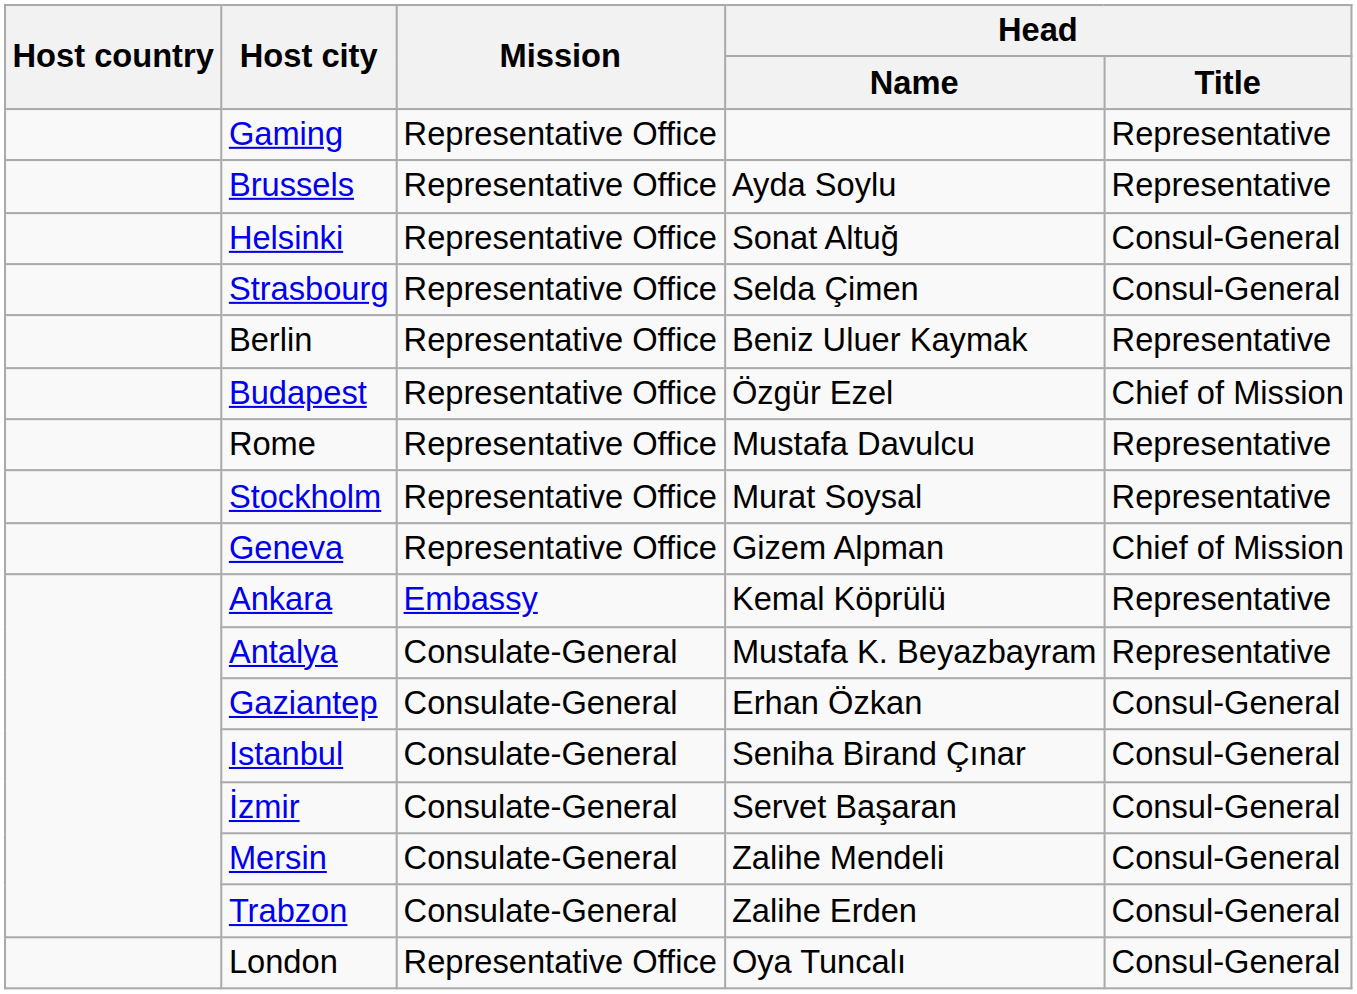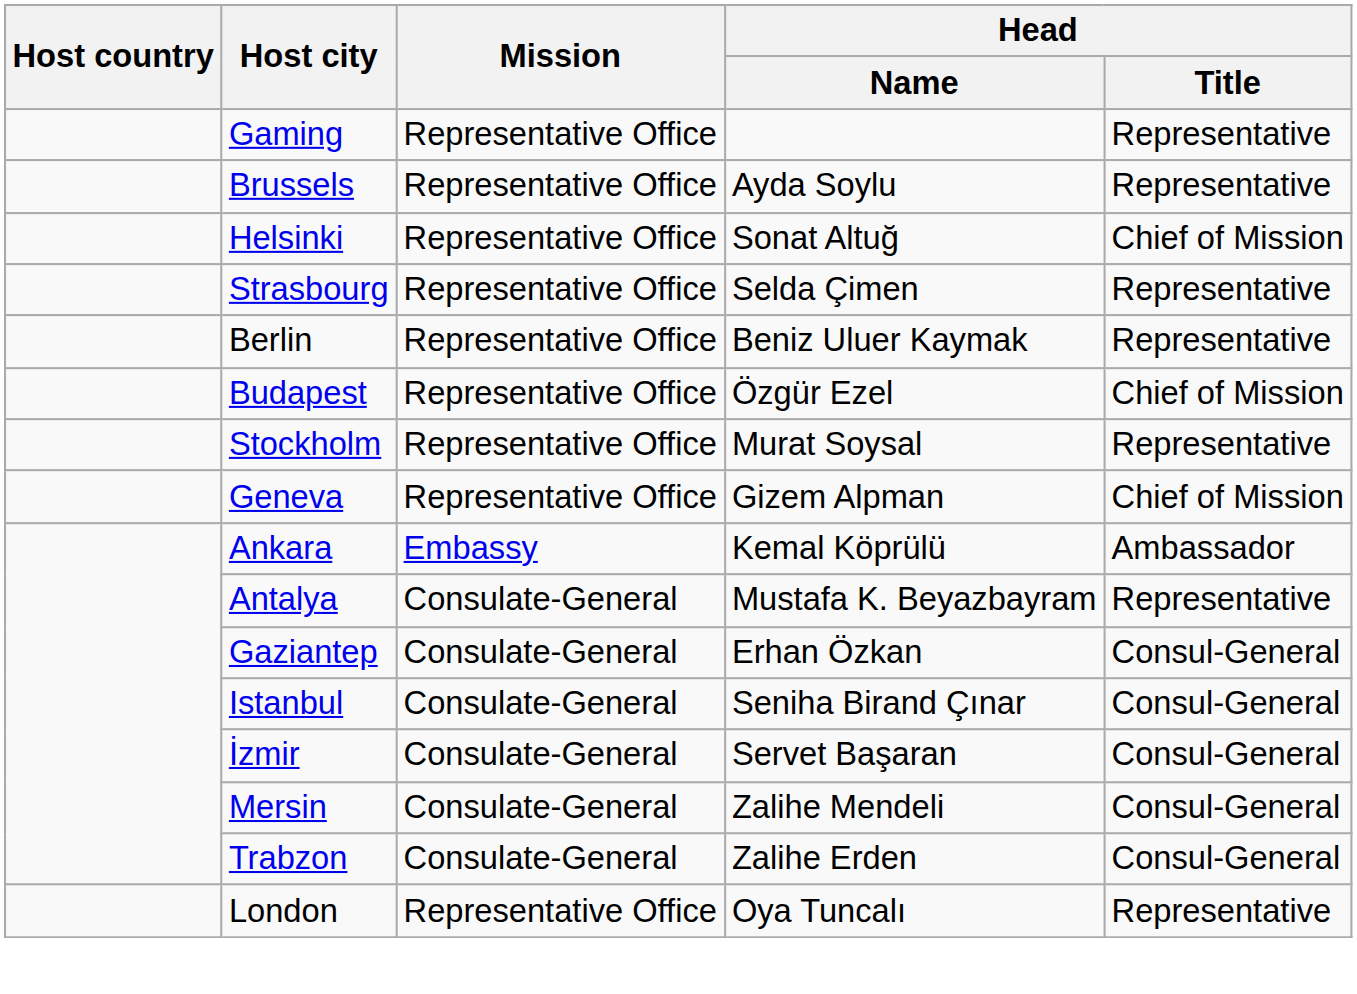(1226, 237) Consul-General -> (1228, 237) Chief of Mission
(1226, 289) Consul-General -> (1221, 289) Representative
- row: (272, 444)
(1221, 599) Representative -> (1203, 548) Ambassador
(1226, 962) Consul-General -> (1221, 910) Representative
